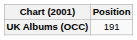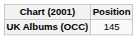(112, 27) 191 -> (112, 27) 145
